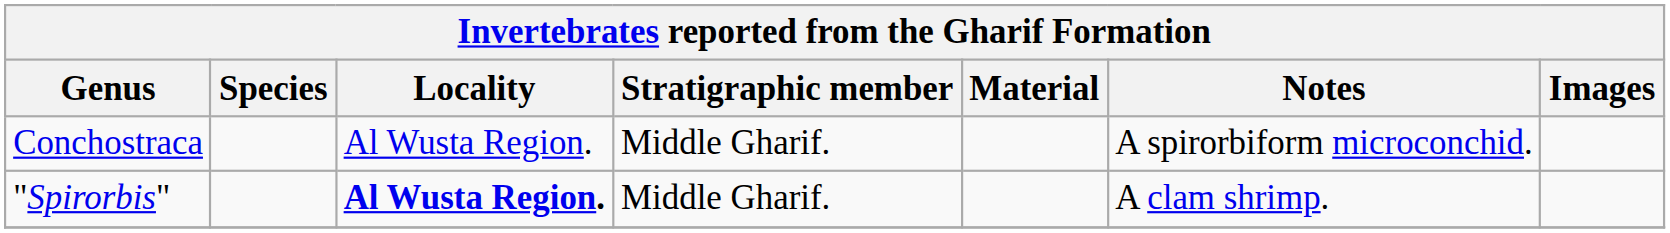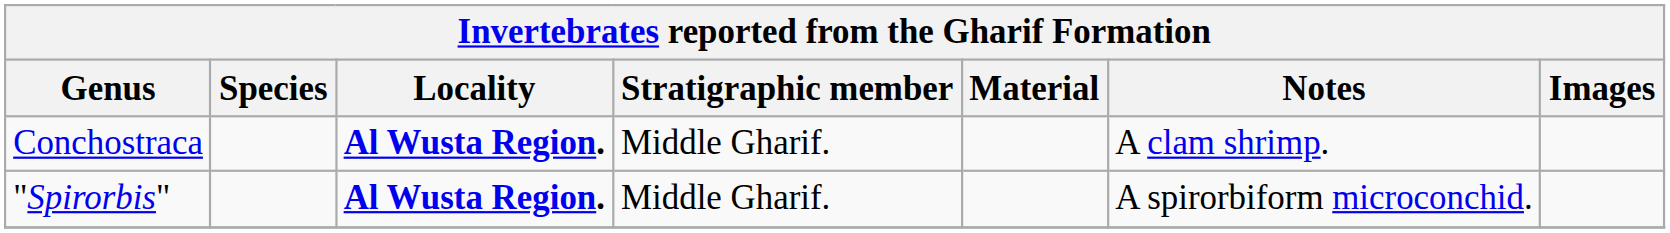(468, 142) normal -> (474, 142) bold
(1324, 142) A spirorbiform microconchid. -> (1222, 142) A clam shrimp.
(1222, 198) A clam shrimp. -> (1324, 198) A spirorbiform microconchid.
